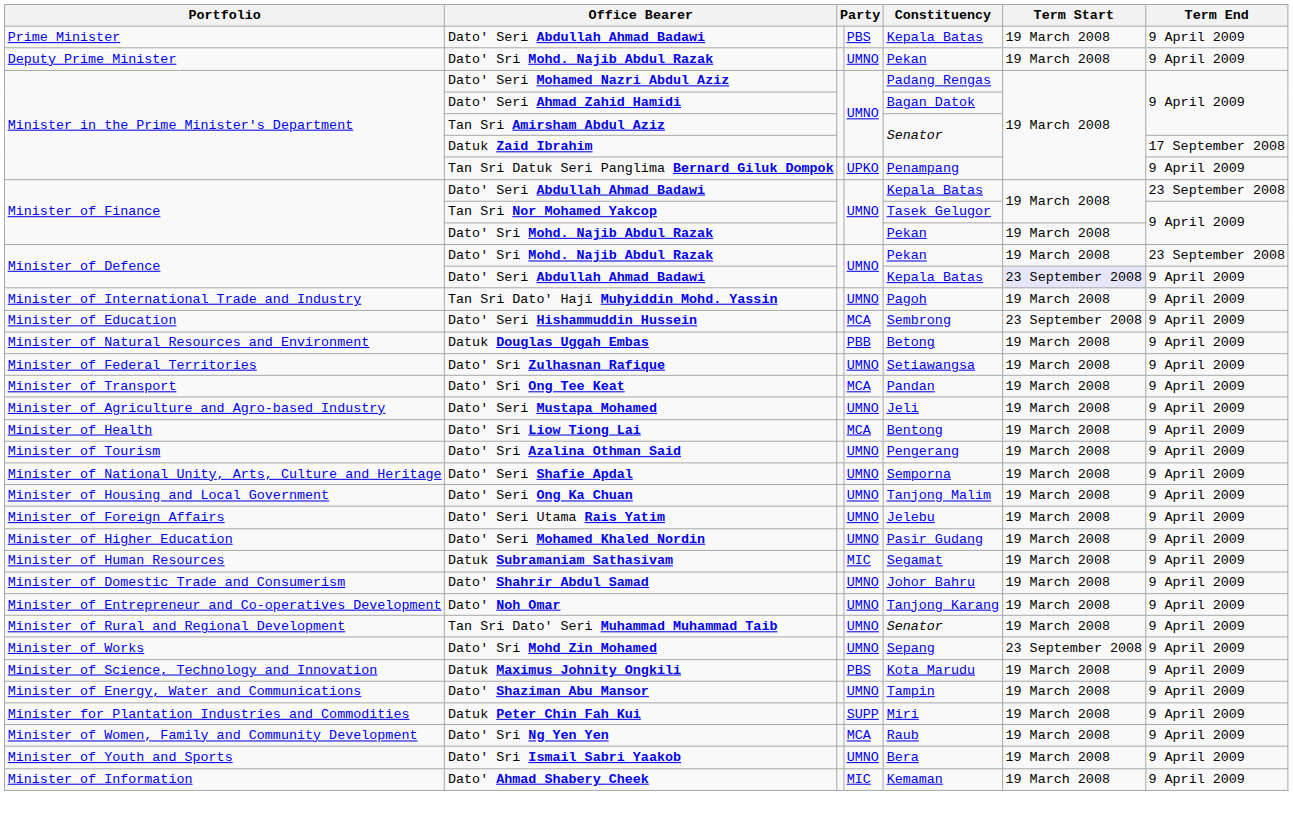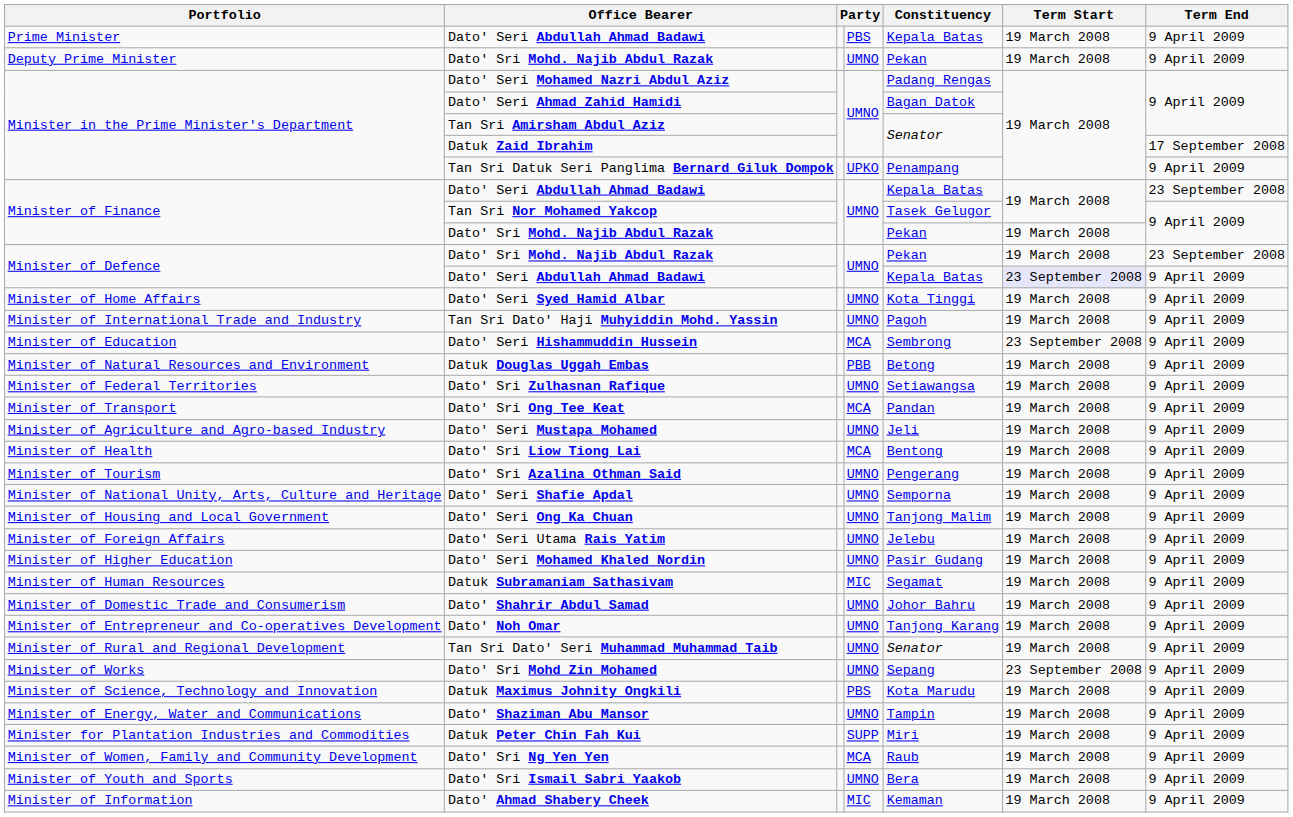+ row: (104, 299)
